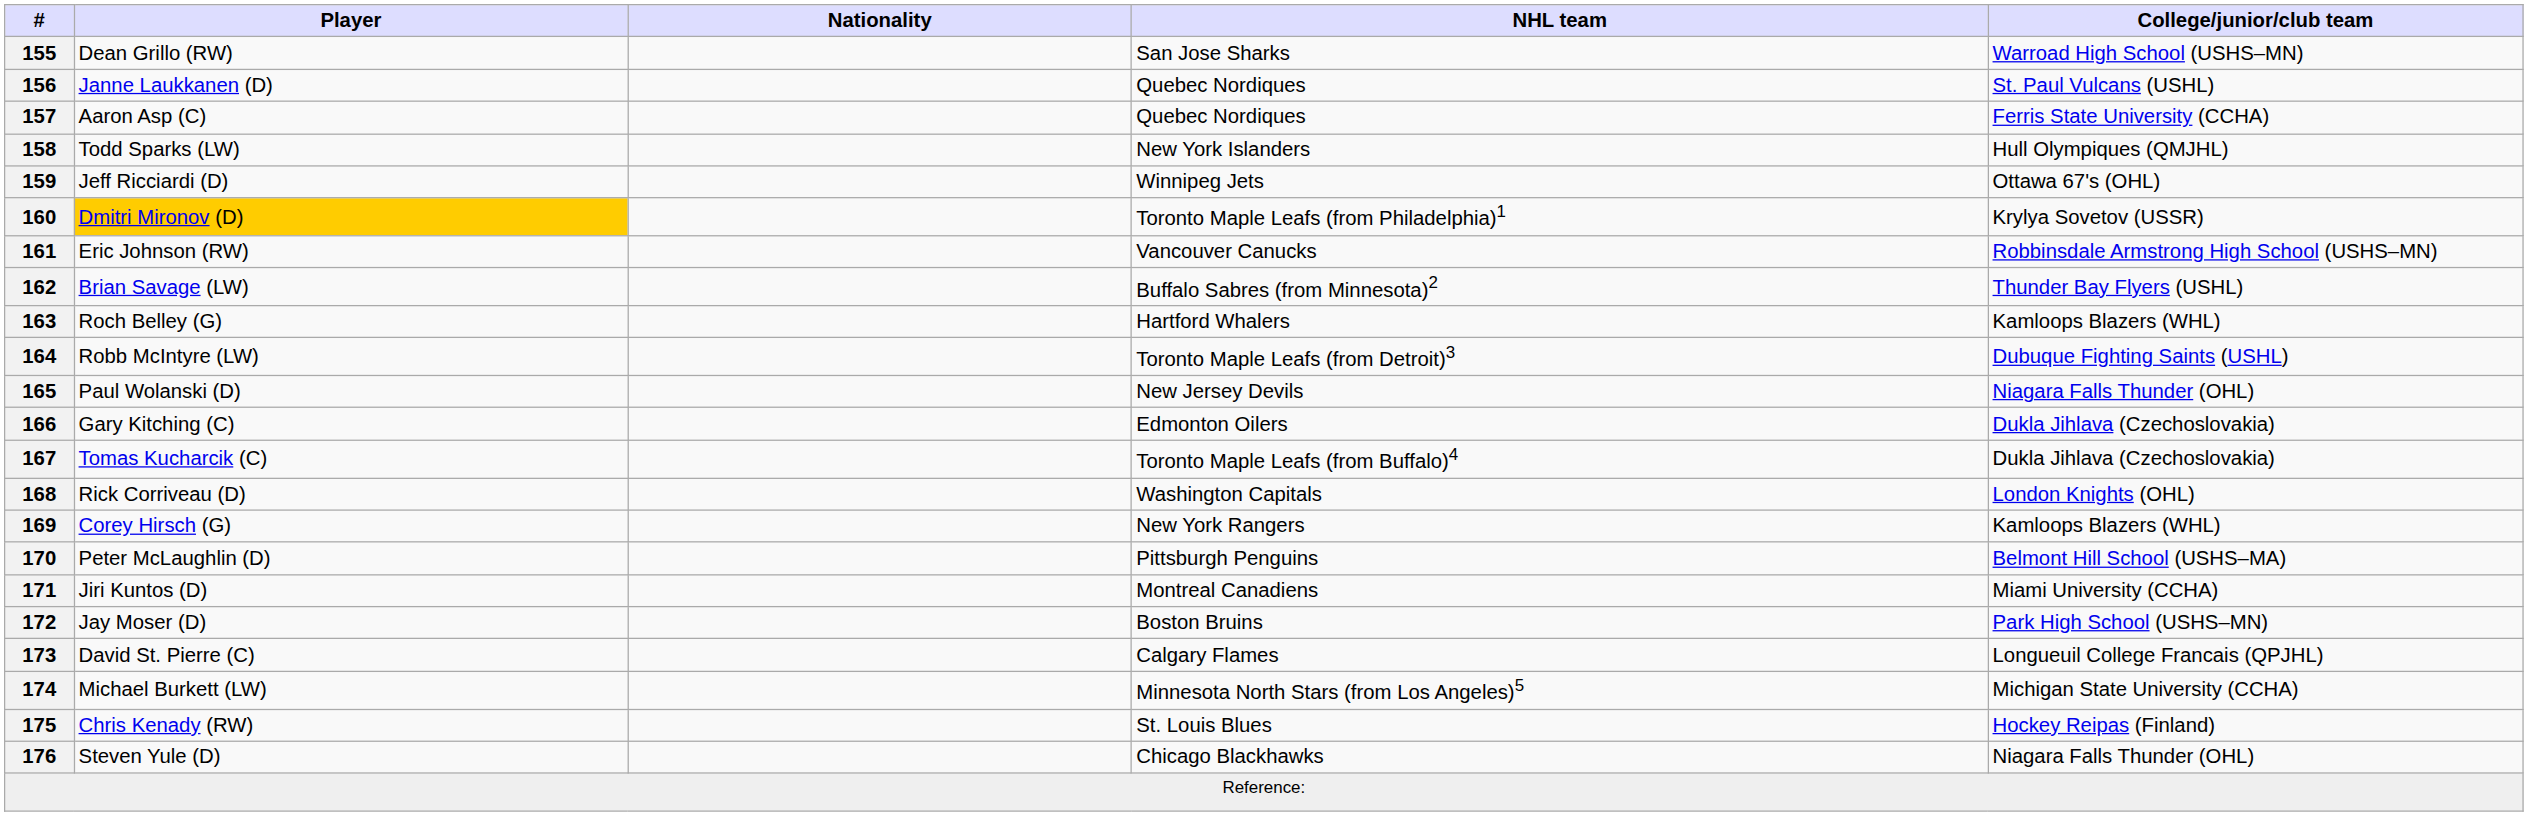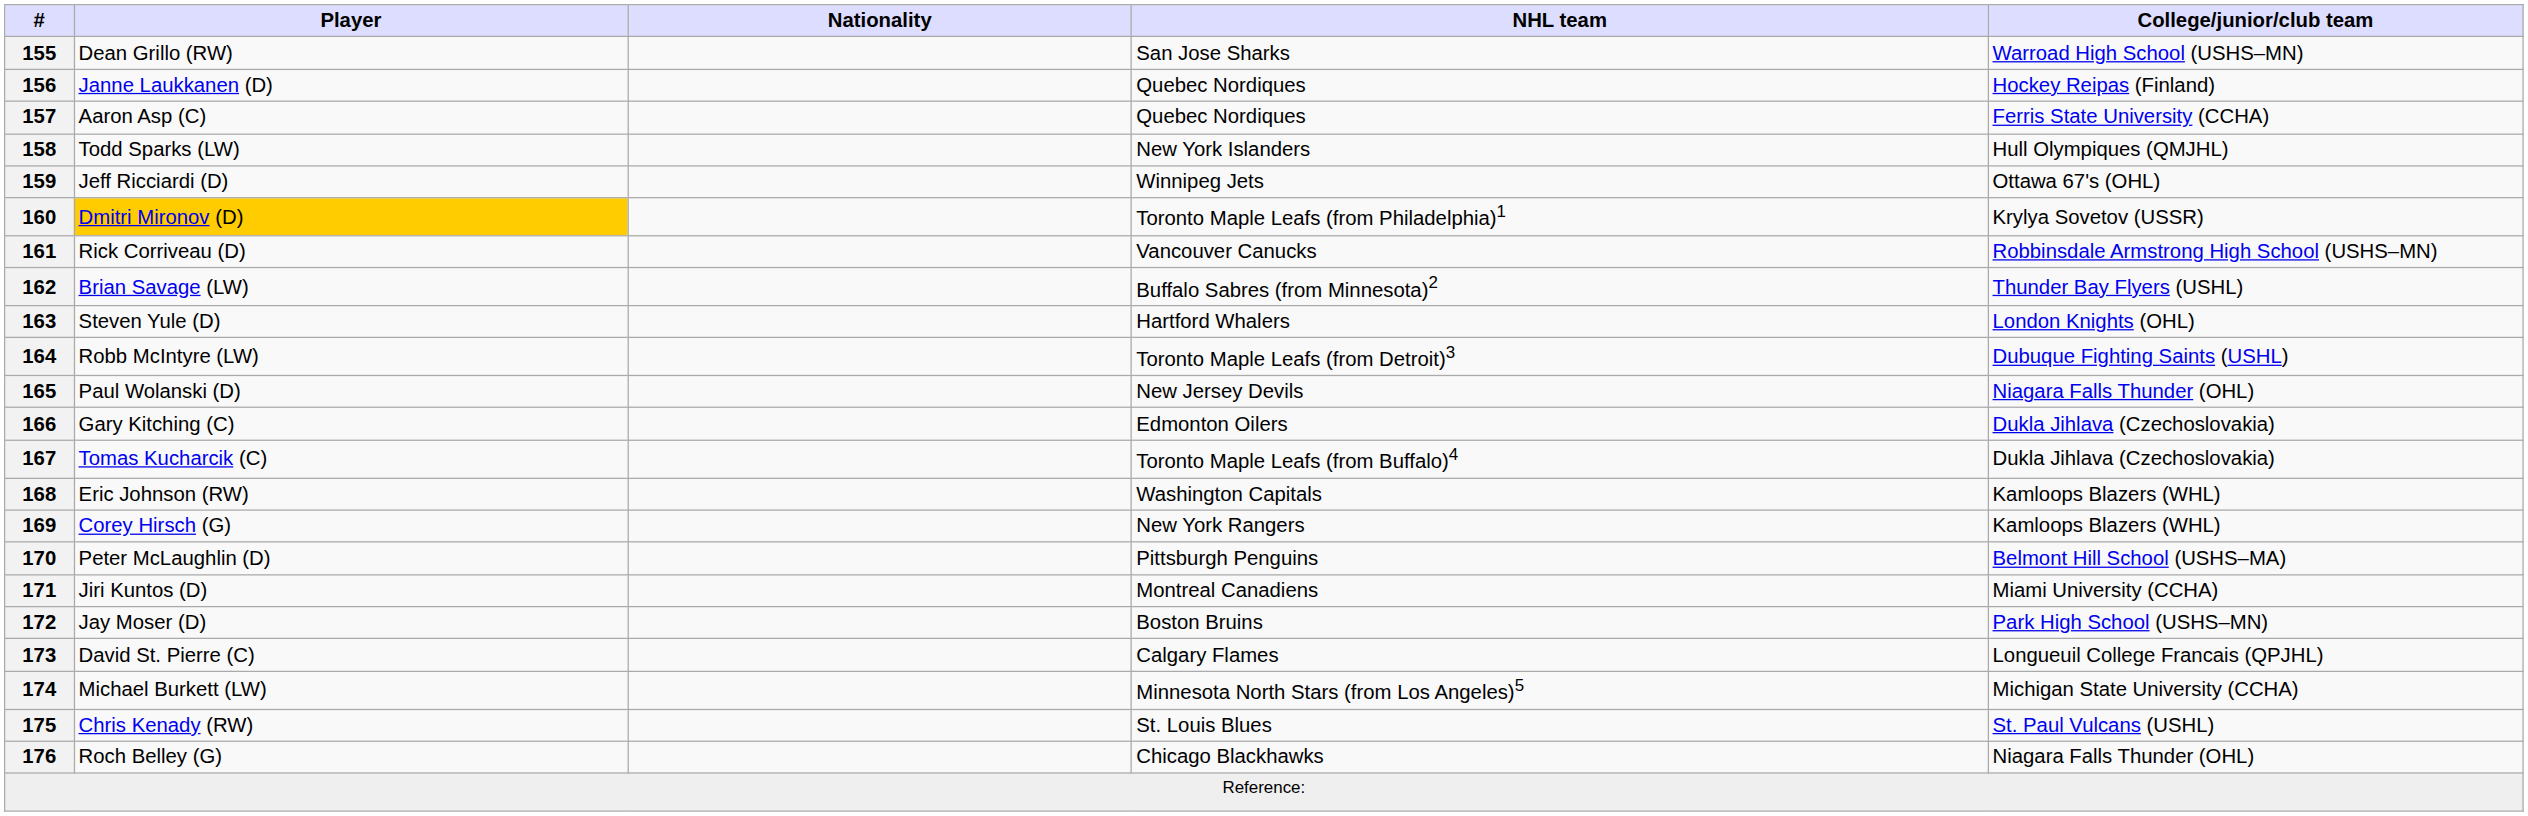(2103, 85) St. Paul Vulcans (USHL) -> (2104, 85) Hockey Reipas (Finland)
(164, 251) Eric Johnson (RW) -> (162, 251) Rick Corriveau (D)
(150, 321) Roch Belley (G) -> (150, 321) Steven Yule (D)
(2107, 321) Kamloops Blazers (WHL) -> (2094, 321) London Knights (OHL)
(162, 493) Rick Corriveau (D) -> (164, 493) Eric Johnson (RW)
(2094, 493) London Knights (OHL) -> (2107, 493) Kamloops Blazers (WHL)
(2104, 724) Hockey Reipas (Finland) -> (2103, 724) St. Paul Vulcans (USHL)
(150, 757) Steven Yule (D) -> (150, 757) Roch Belley (G)
